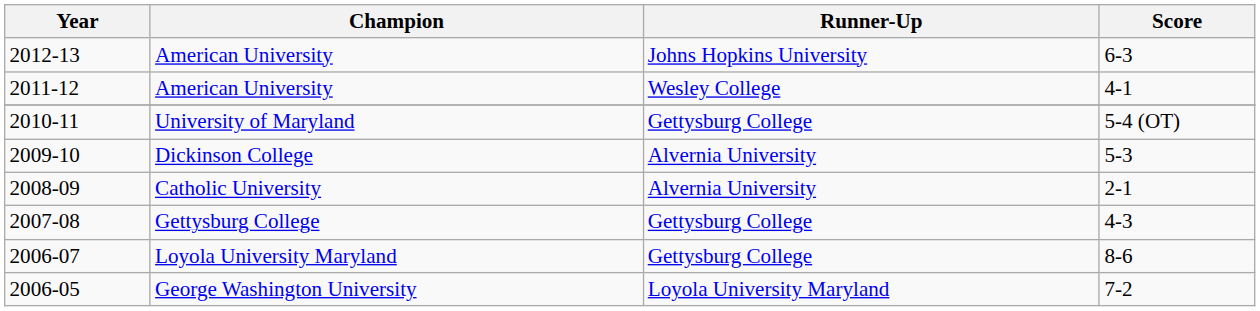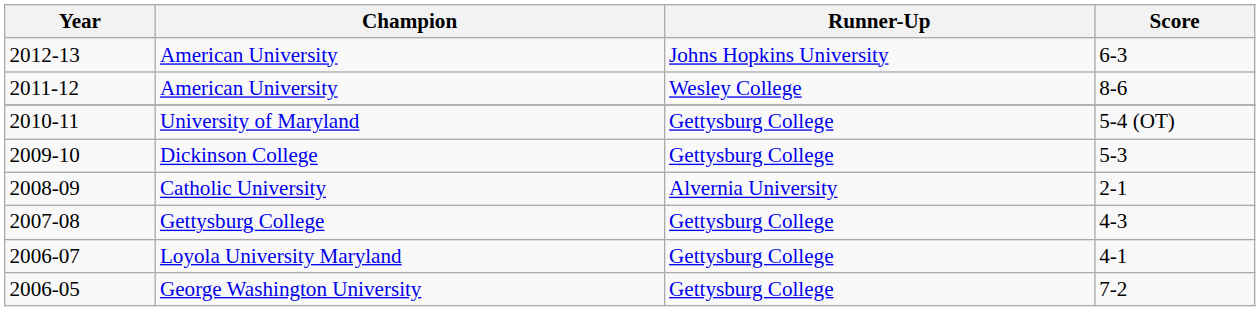(1119, 88) 4-1 -> (1113, 88) 8-6
(732, 155) Alvernia University -> (751, 155) Gettysburg College
(1119, 255) 8-6 -> (1113, 255) 4-1
(769, 289) Loyola University Maryland -> (751, 289) Gettysburg College
